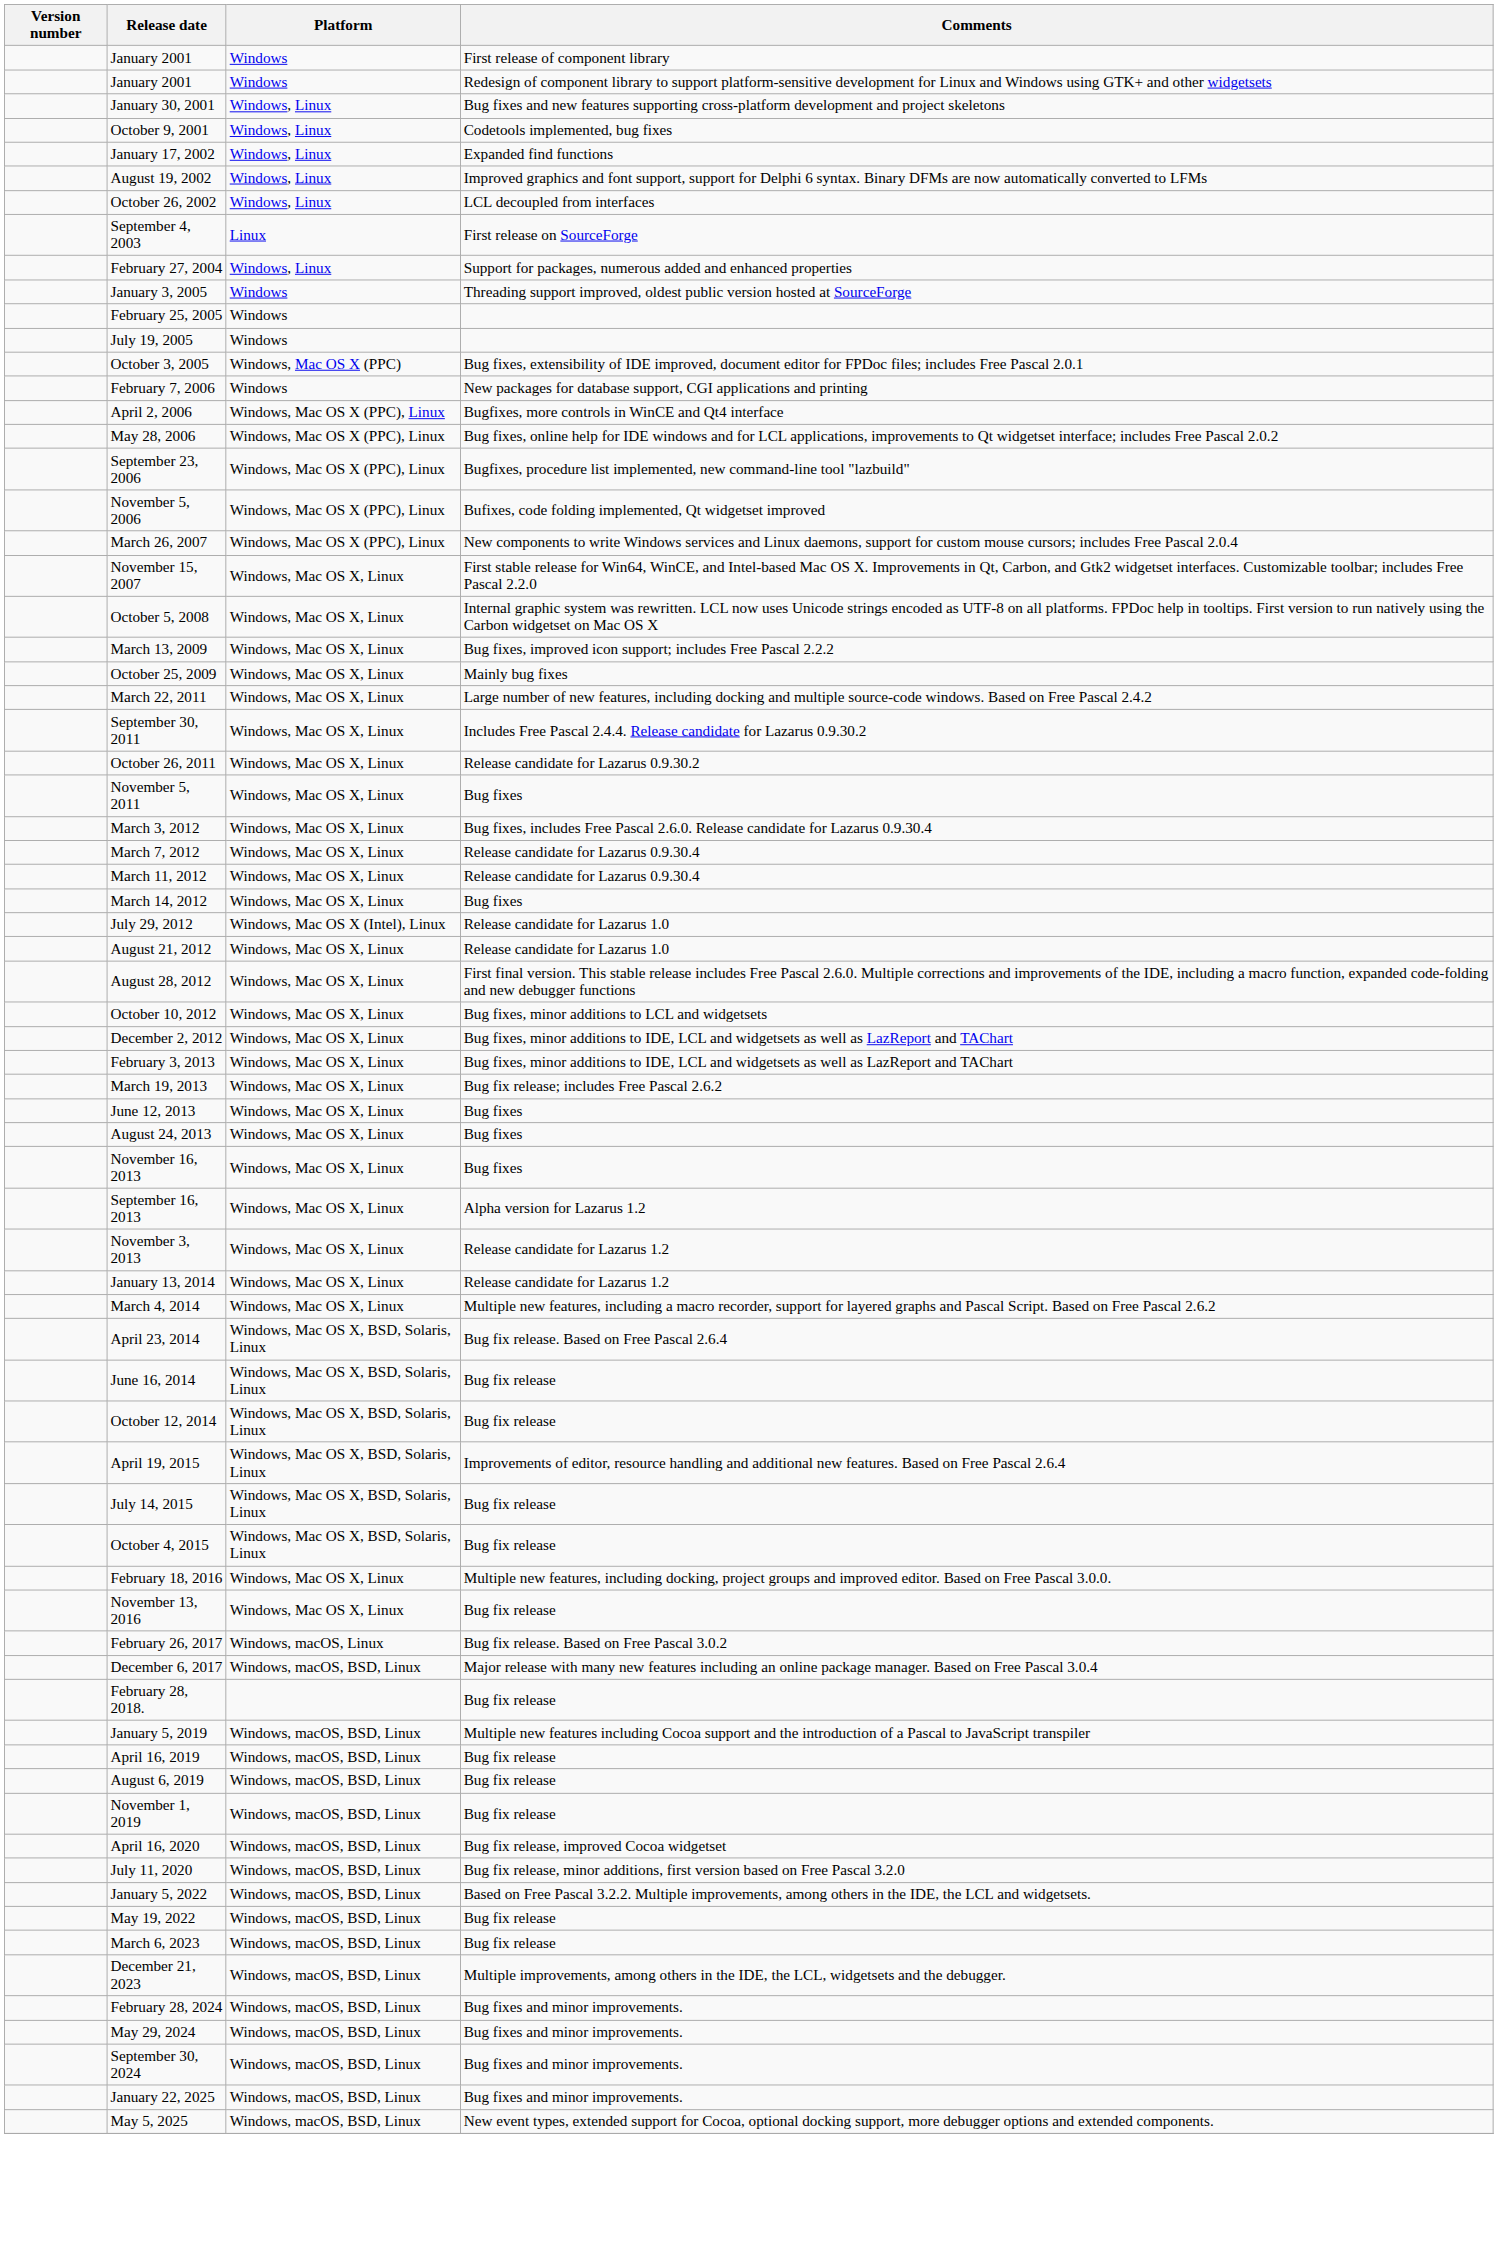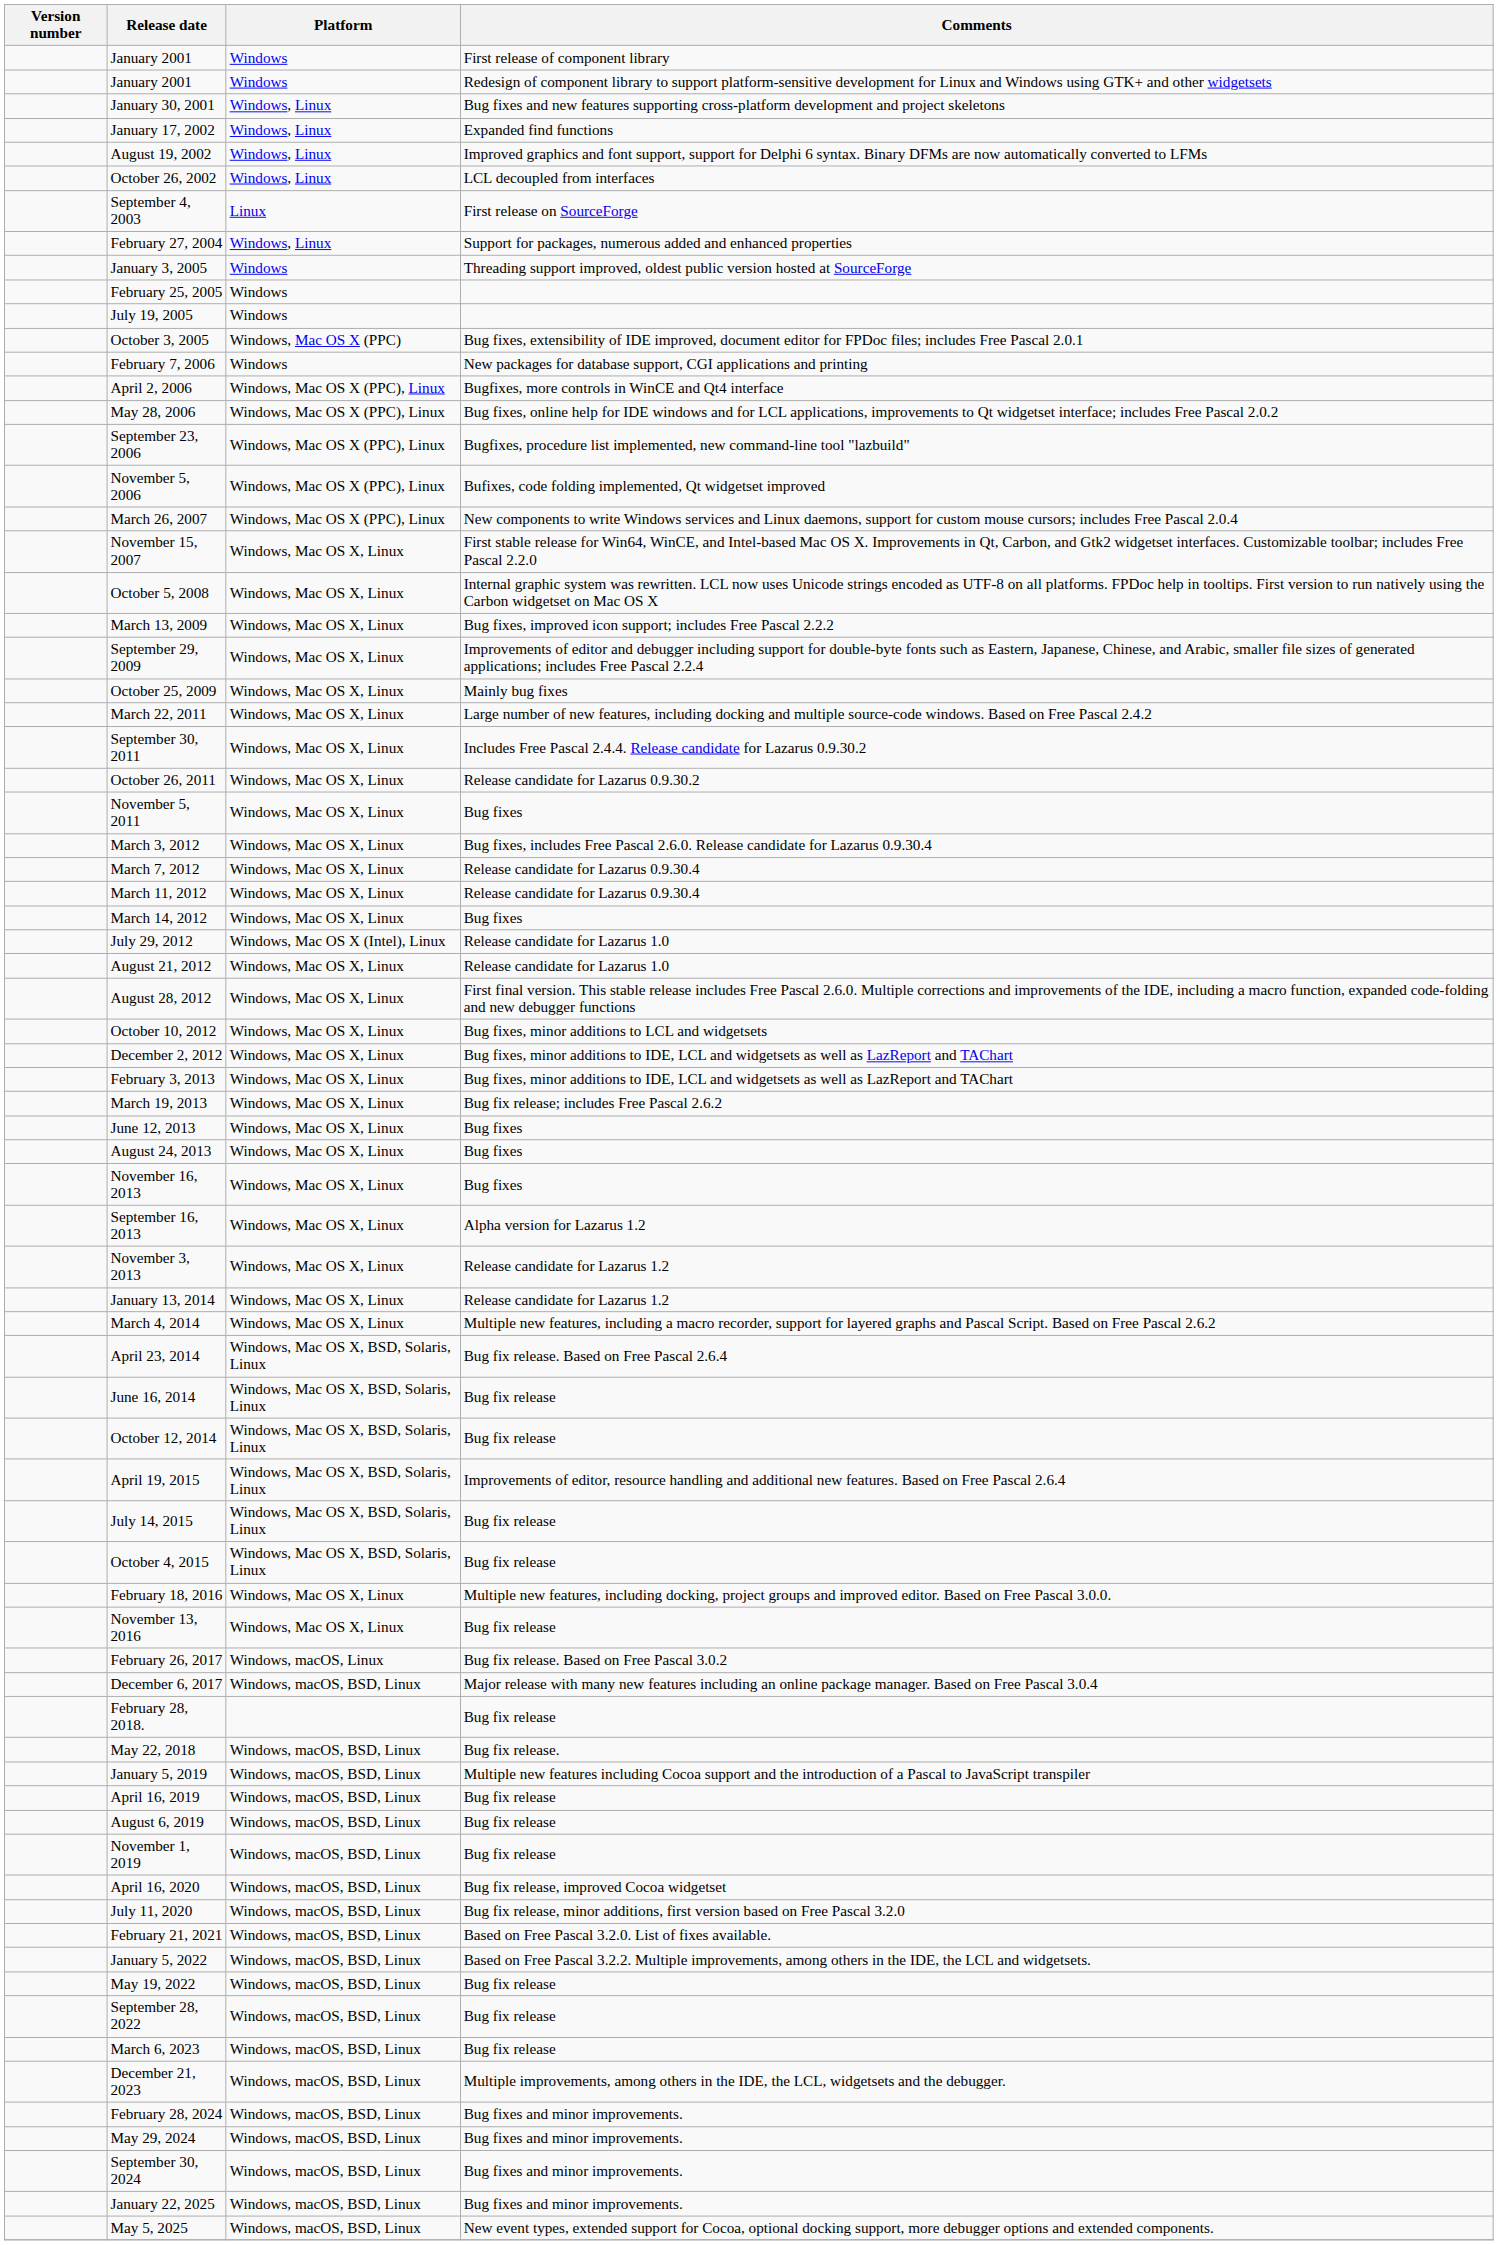- row: (160, 130)
+ row: (154, 658)
+ row: (153, 1749)
+ row: (166, 1935)
+ row: (154, 2016)
